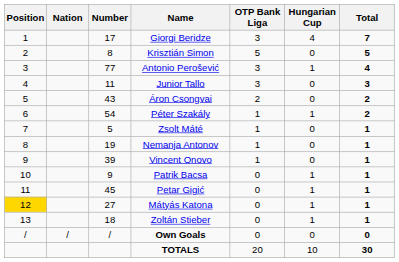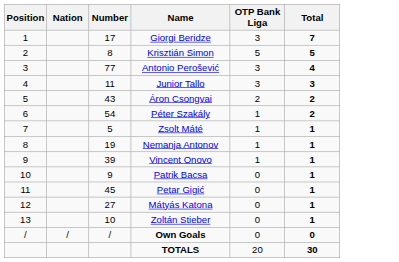- column: (312, 17)
(25, 205) gold background -> (25, 205) no background
(110, 220) 18 -> (110, 220) 10
